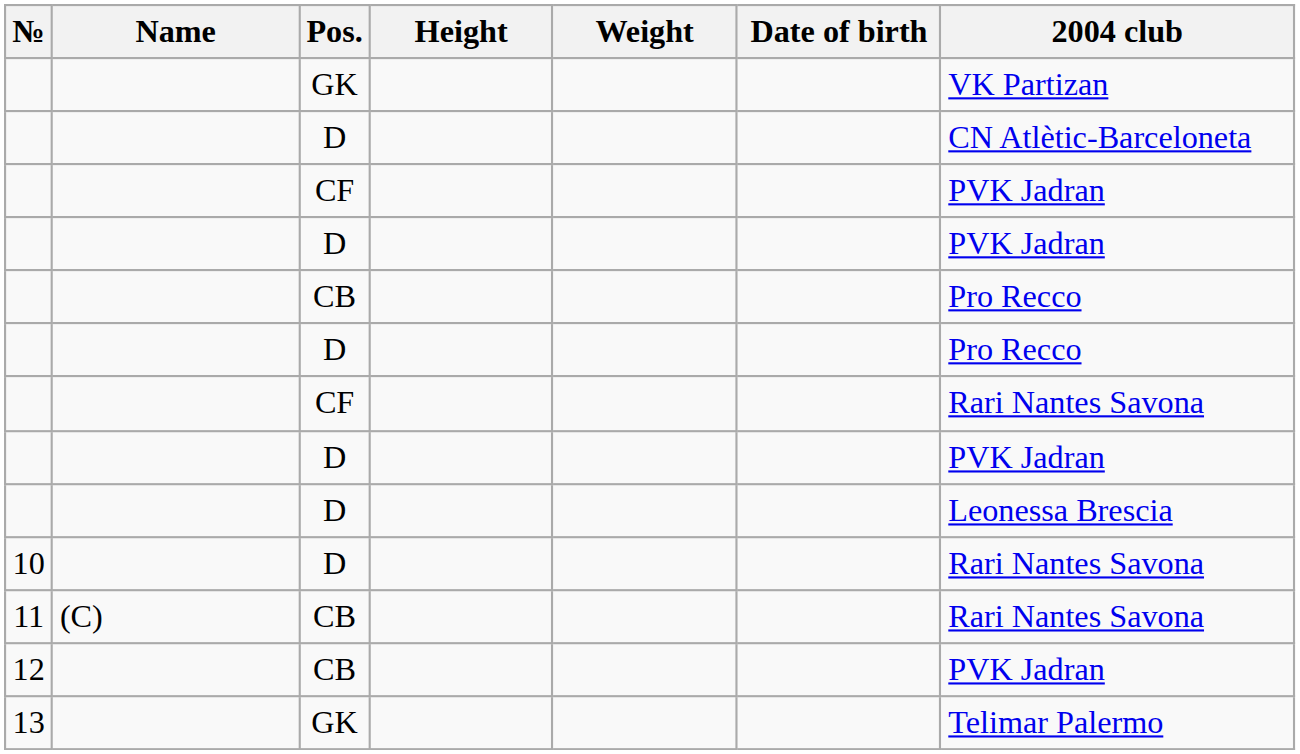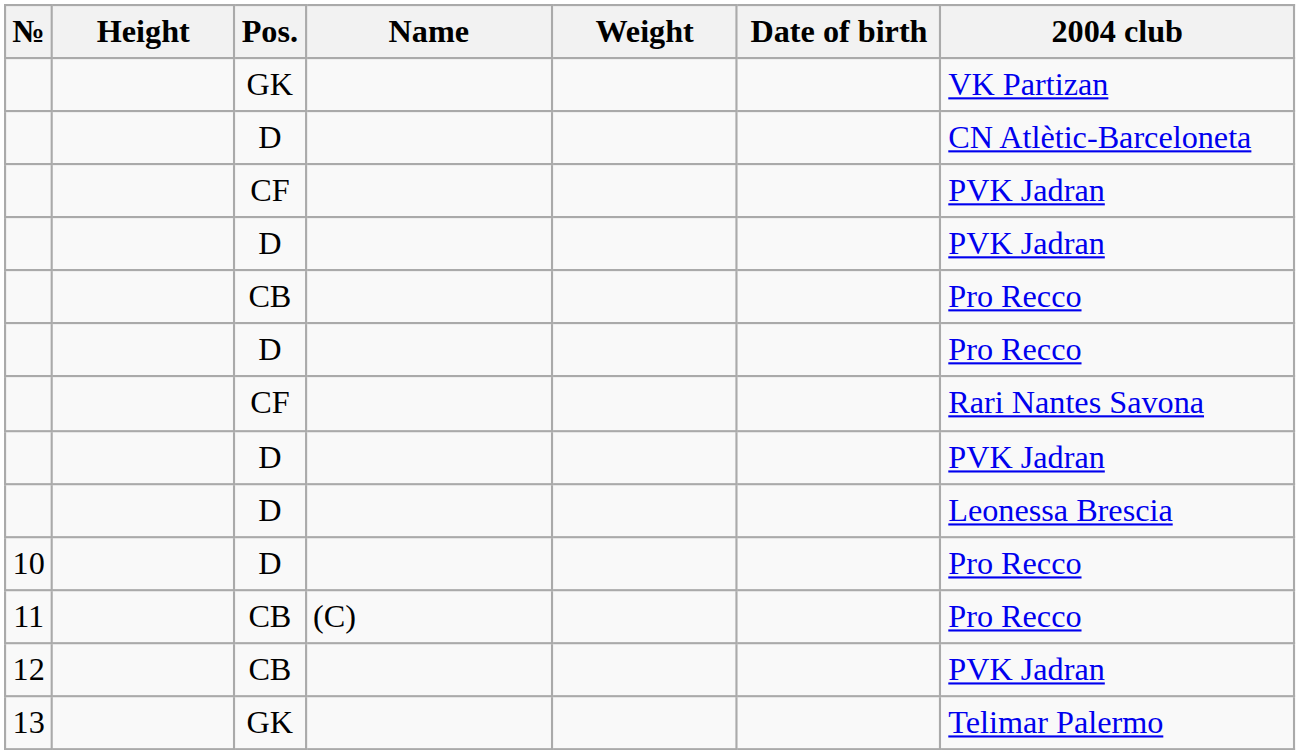columns swapped: (176, 31) <-> (461, 31)
(1076, 562) Rari Nantes Savona -> (1015, 562) Pro Recco
(1076, 615) Rari Nantes Savona -> (1015, 615) Pro Recco
